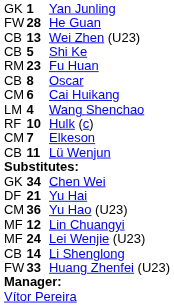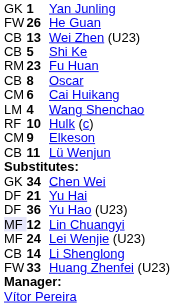(34, 23) 28 -> (34, 23) 26
(30, 138) 7 -> (30, 138) 9
(14, 210) CM -> (13, 210) DF
(13, 224) no background -> (13, 224) lavender background
